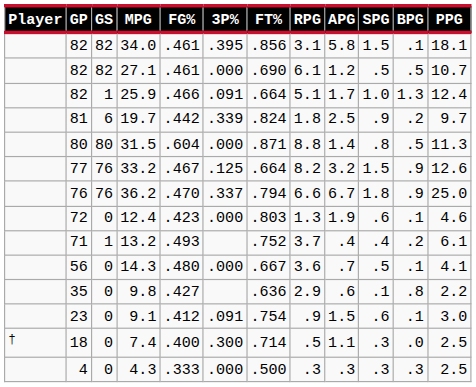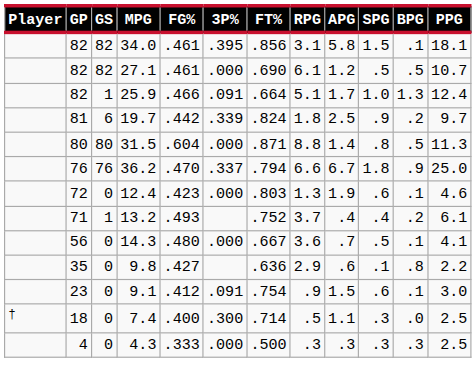- row: (138, 169)
